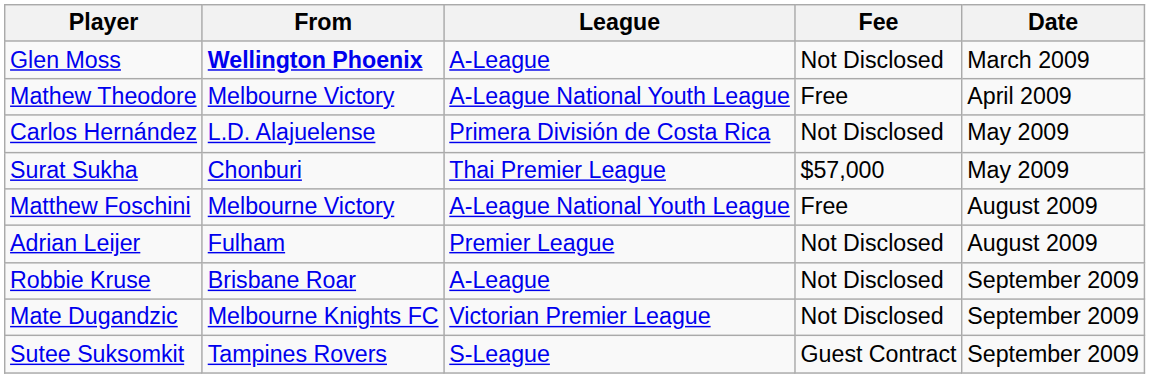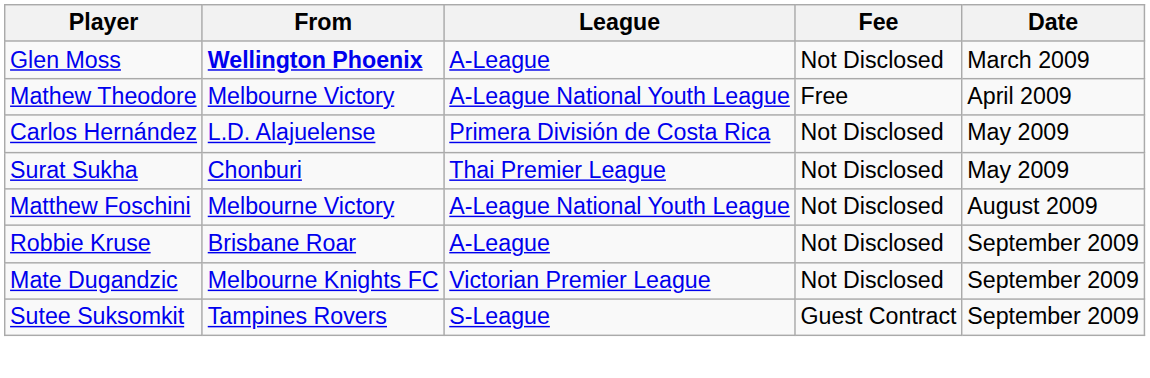(842, 170) $57,000 -> (872, 170) Not Disclosed
(824, 206) Free -> (872, 206) Not Disclosed
- row: (75, 243)
